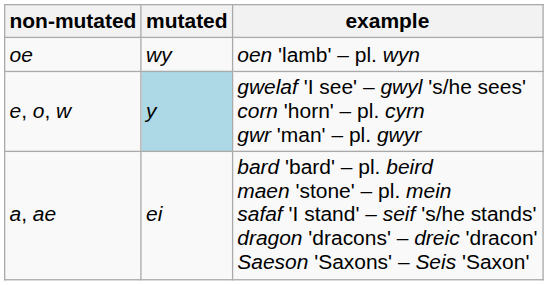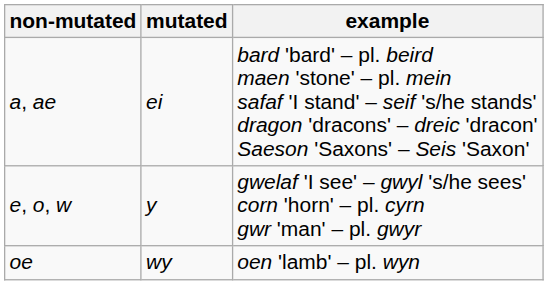rows swapped: (33, 215) <-> (21, 54)
(151, 111) lightblue background -> (151, 205) no background
